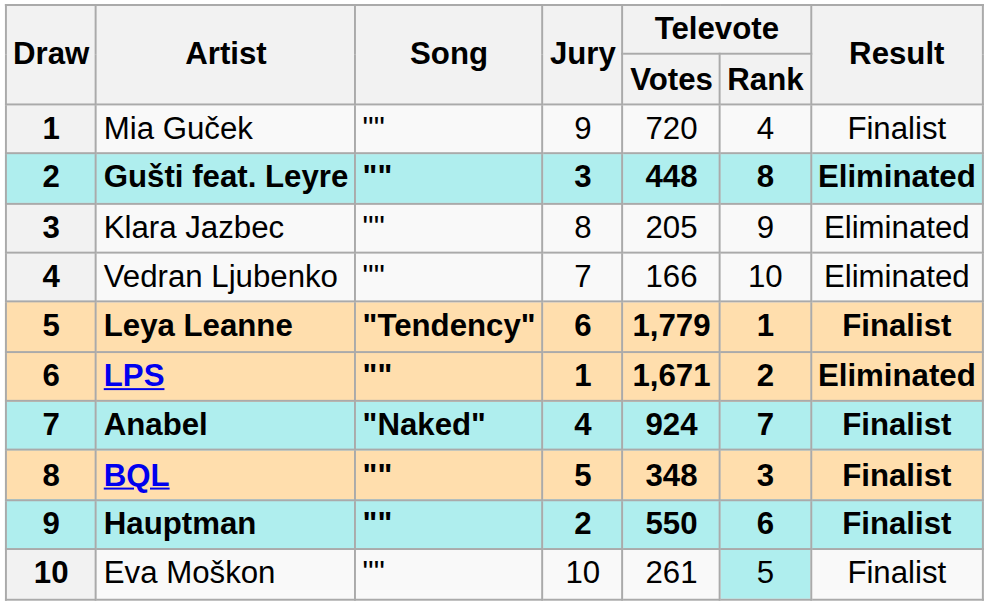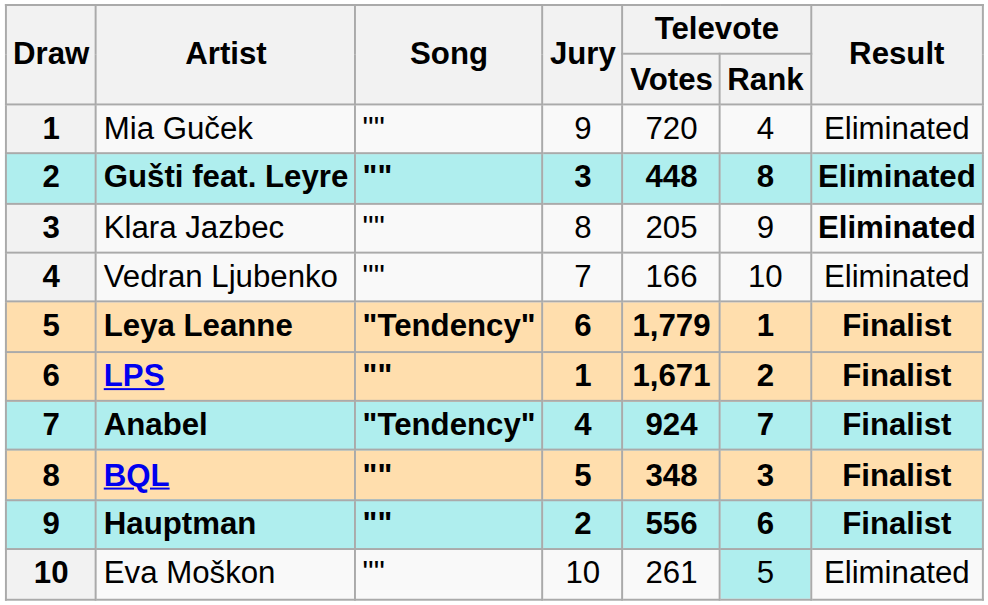(897, 128) Finalist -> (897, 128) Eliminated
(897, 227) normal -> (897, 227) bold
(897, 375) Eliminated -> (897, 375) Finalist
(424, 425) "Naked" -> (449, 425) "Tendency"
(672, 524) 550 -> (672, 524) 556
(897, 573) Finalist -> (897, 573) Eliminated
